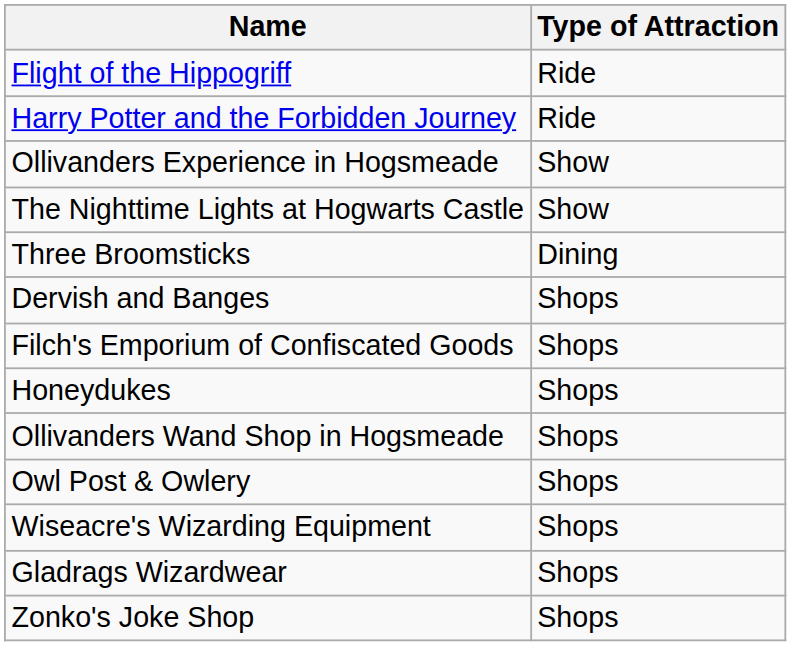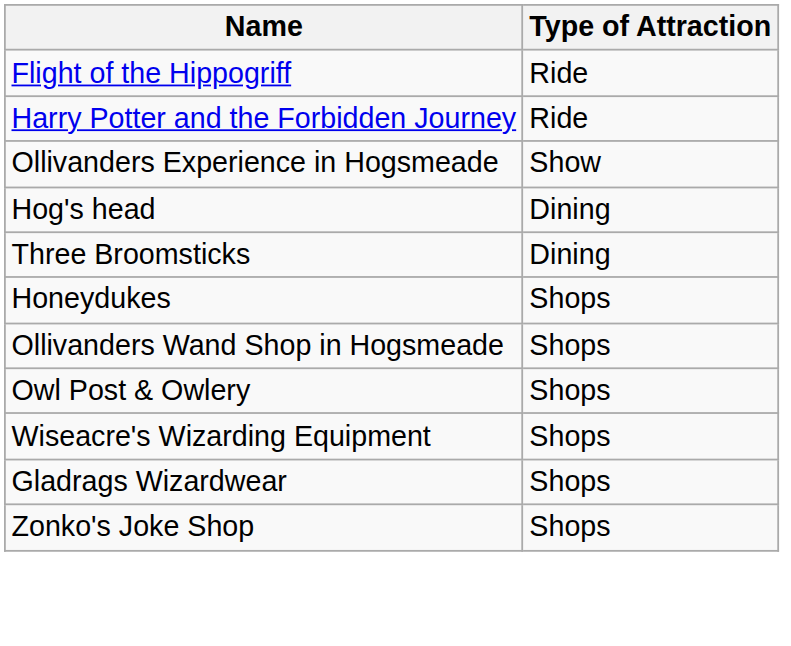- row: (268, 208)
+ row: (84, 208)
- row: (140, 299)
- row: (263, 345)
